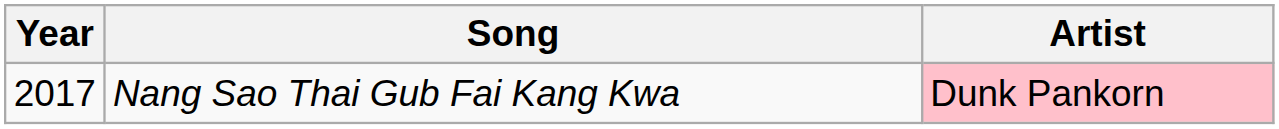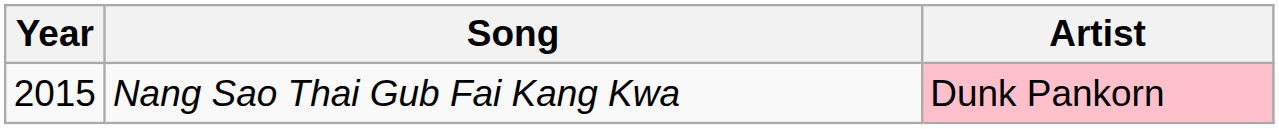(55, 92) 2017 -> (55, 92) 2015
